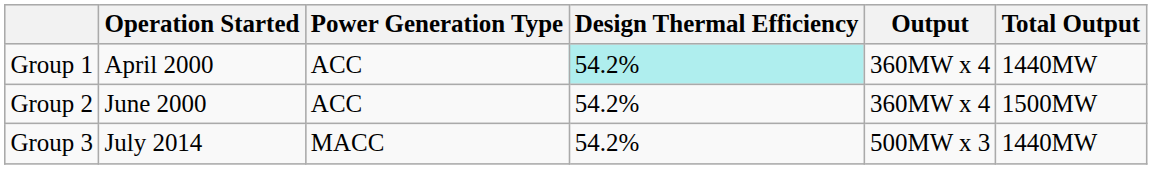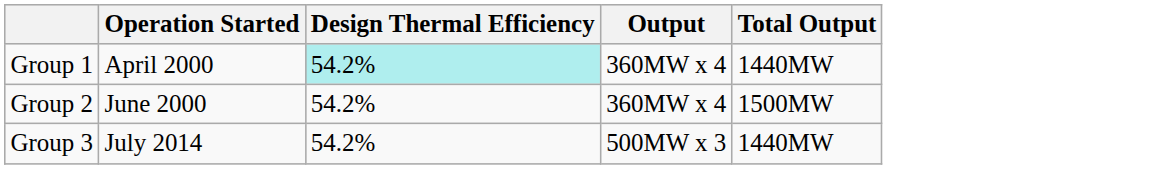- column: (437, 24)
